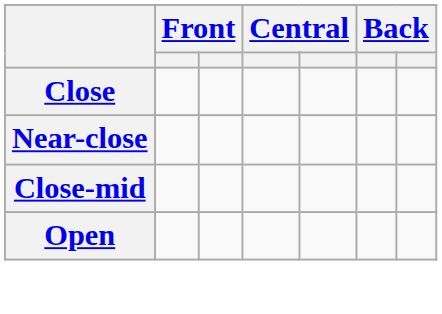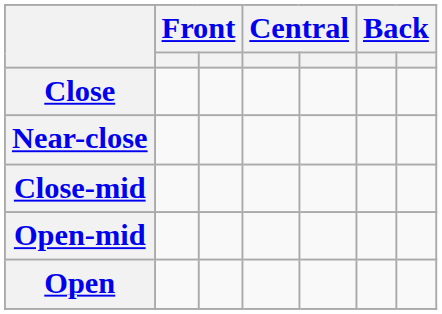+ row: (80, 235)
